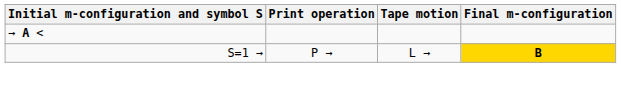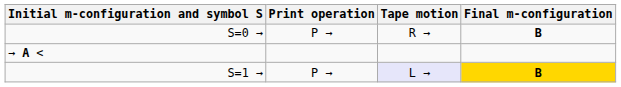+ row: (245, 34)
(419, 53) no background -> (419, 72) lavender background
